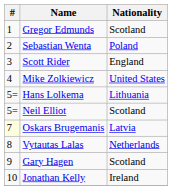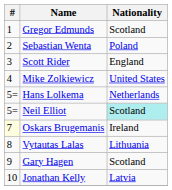(129, 95) Lithuania -> (134, 95) Netherlands
(127, 111) no background -> (127, 111) paleturquoise background
(122, 128) Latvia -> (124, 128) Ireland
(134, 144) Netherlands -> (129, 144) Lithuania
(124, 177) Ireland -> (122, 177) Latvia
